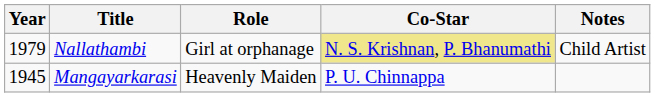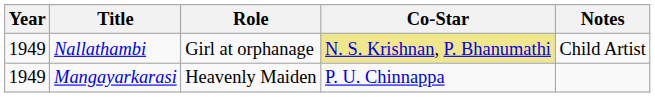(27, 48) 1979 -> (27, 48) 1949
(27, 77) 1945 -> (27, 77) 1949
